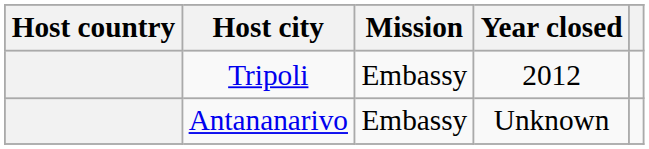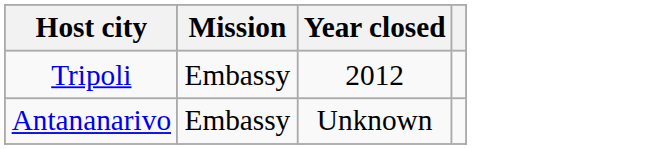- column: (93, 27)
